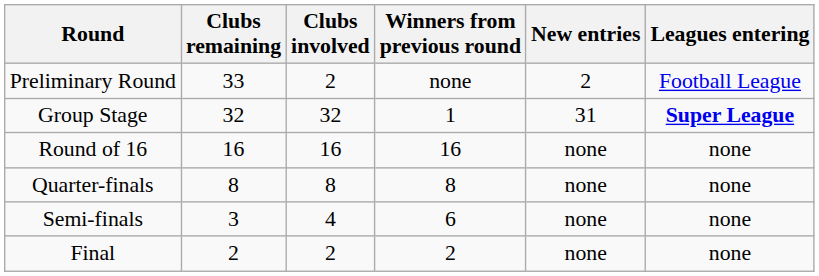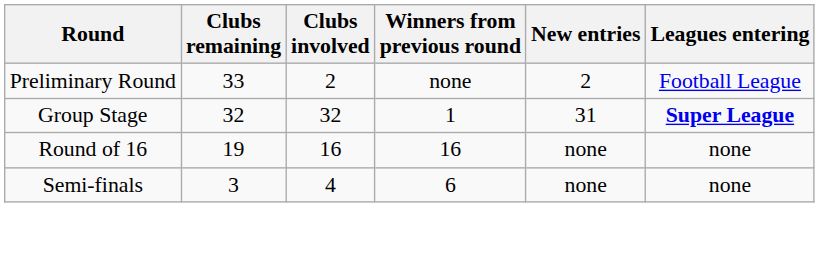(234, 149) 16 -> (234, 149) 19
- row: (93, 184)
- row: (93, 253)
